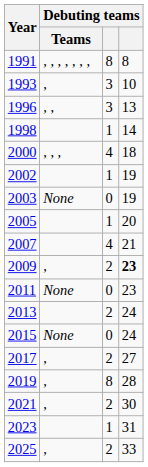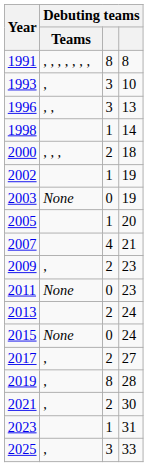(109, 152) 4 -> (109, 152) 2
(129, 267) bold -> (129, 267) normal
(109, 449) 2 -> (109, 449) 3
